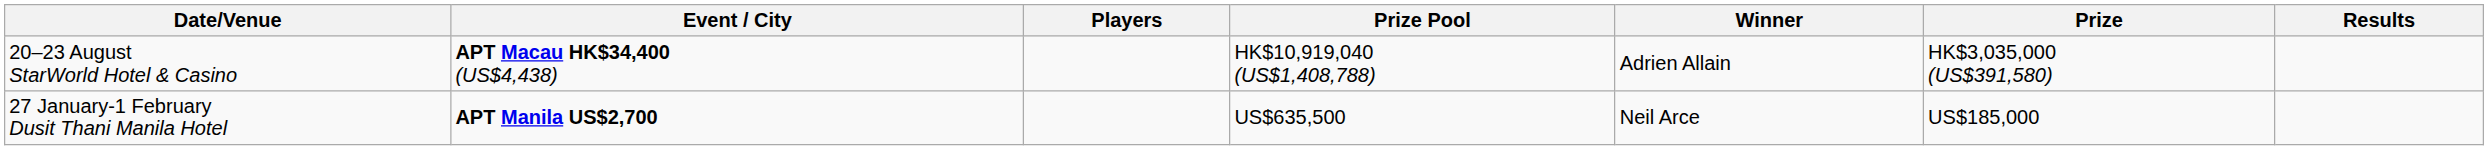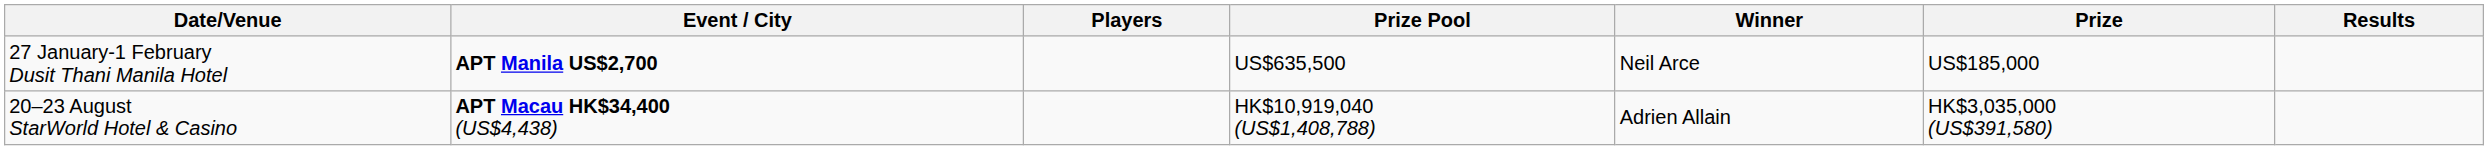rows swapped: (118, 117) <-> (123, 63)
